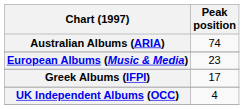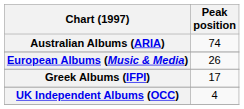(215, 60) 23 -> (215, 60) 26
